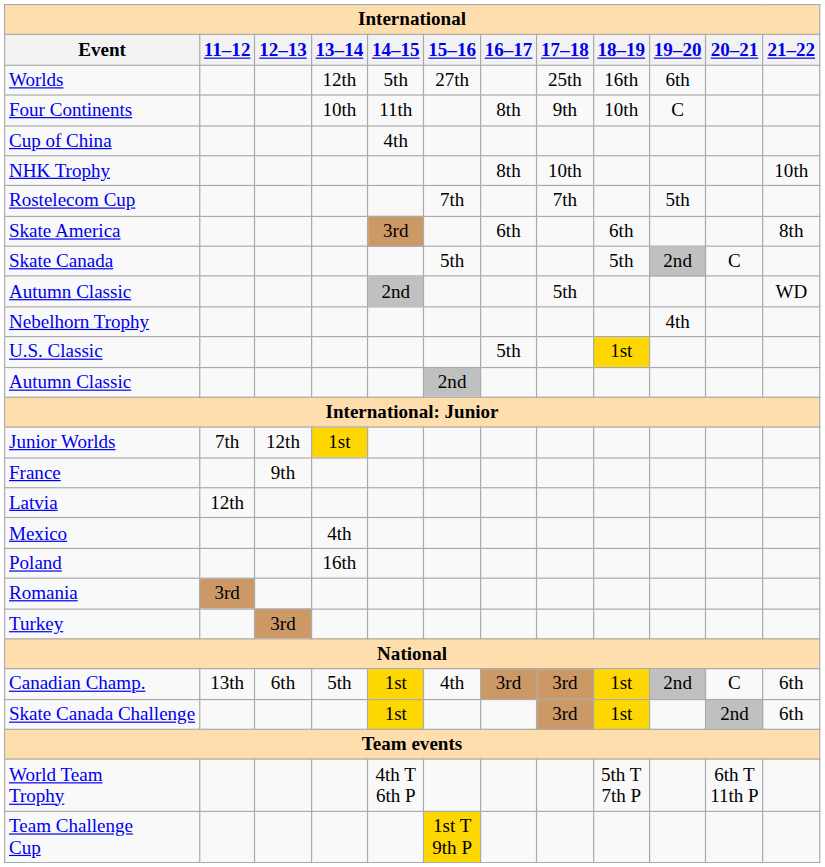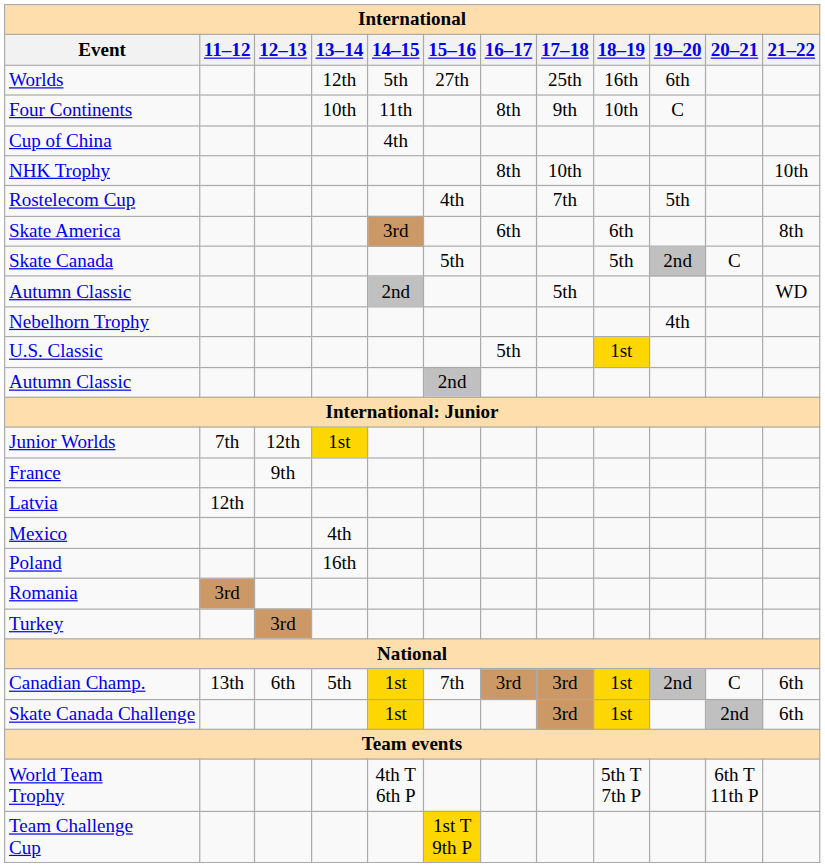(452, 200) 7th -> (452, 200) 4th
(452, 683) 4th -> (452, 683) 7th
